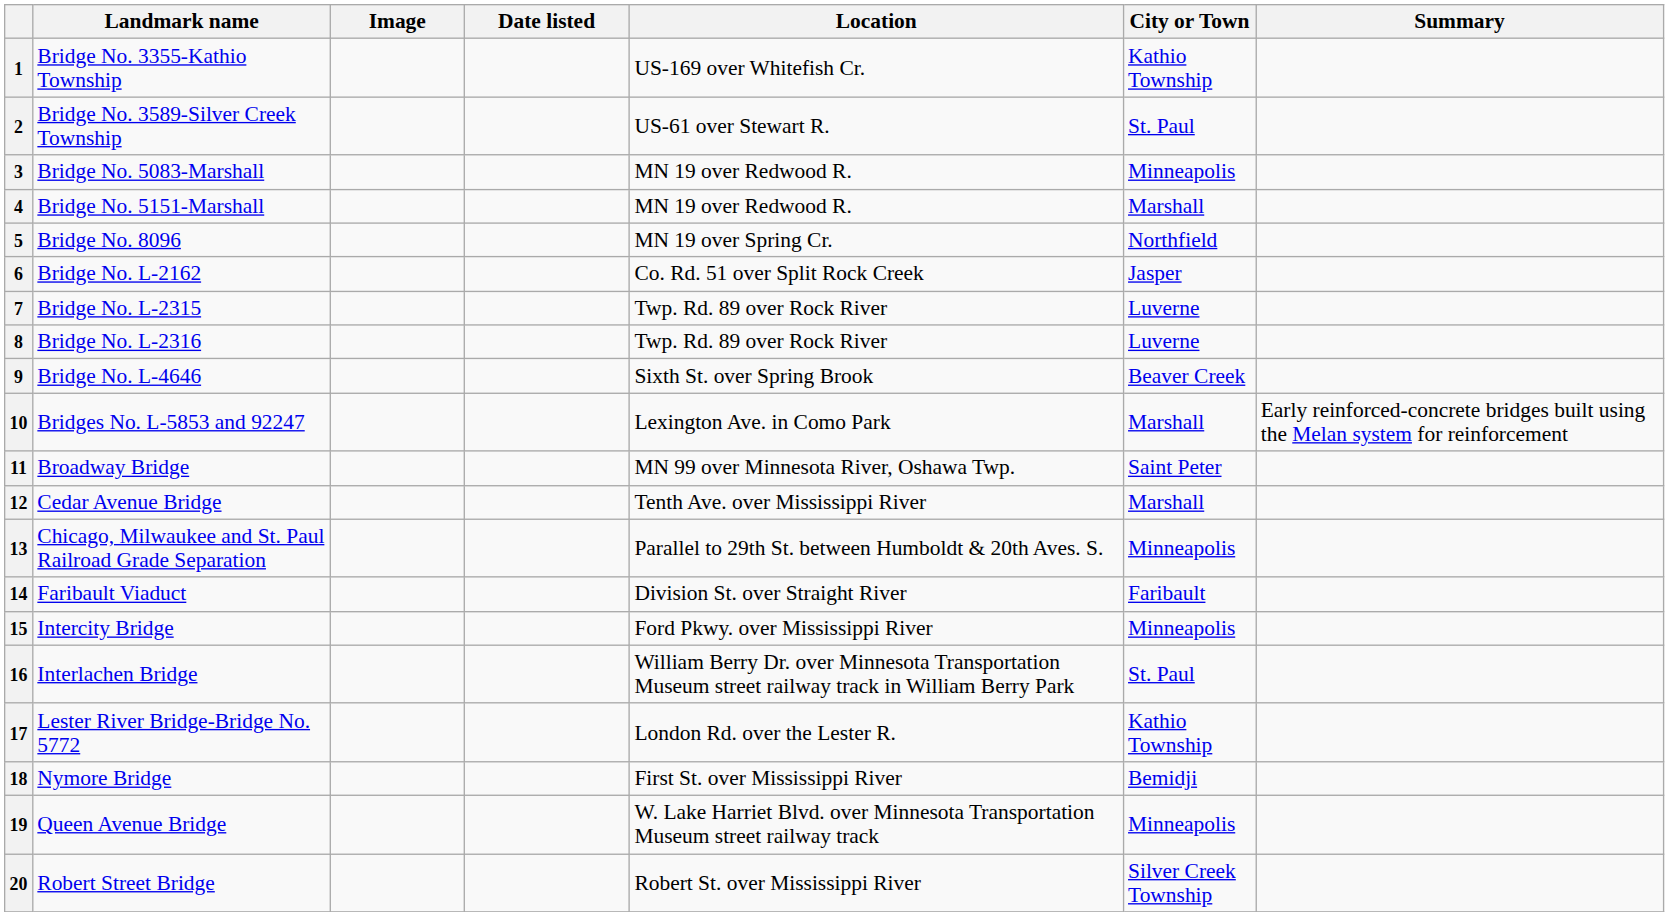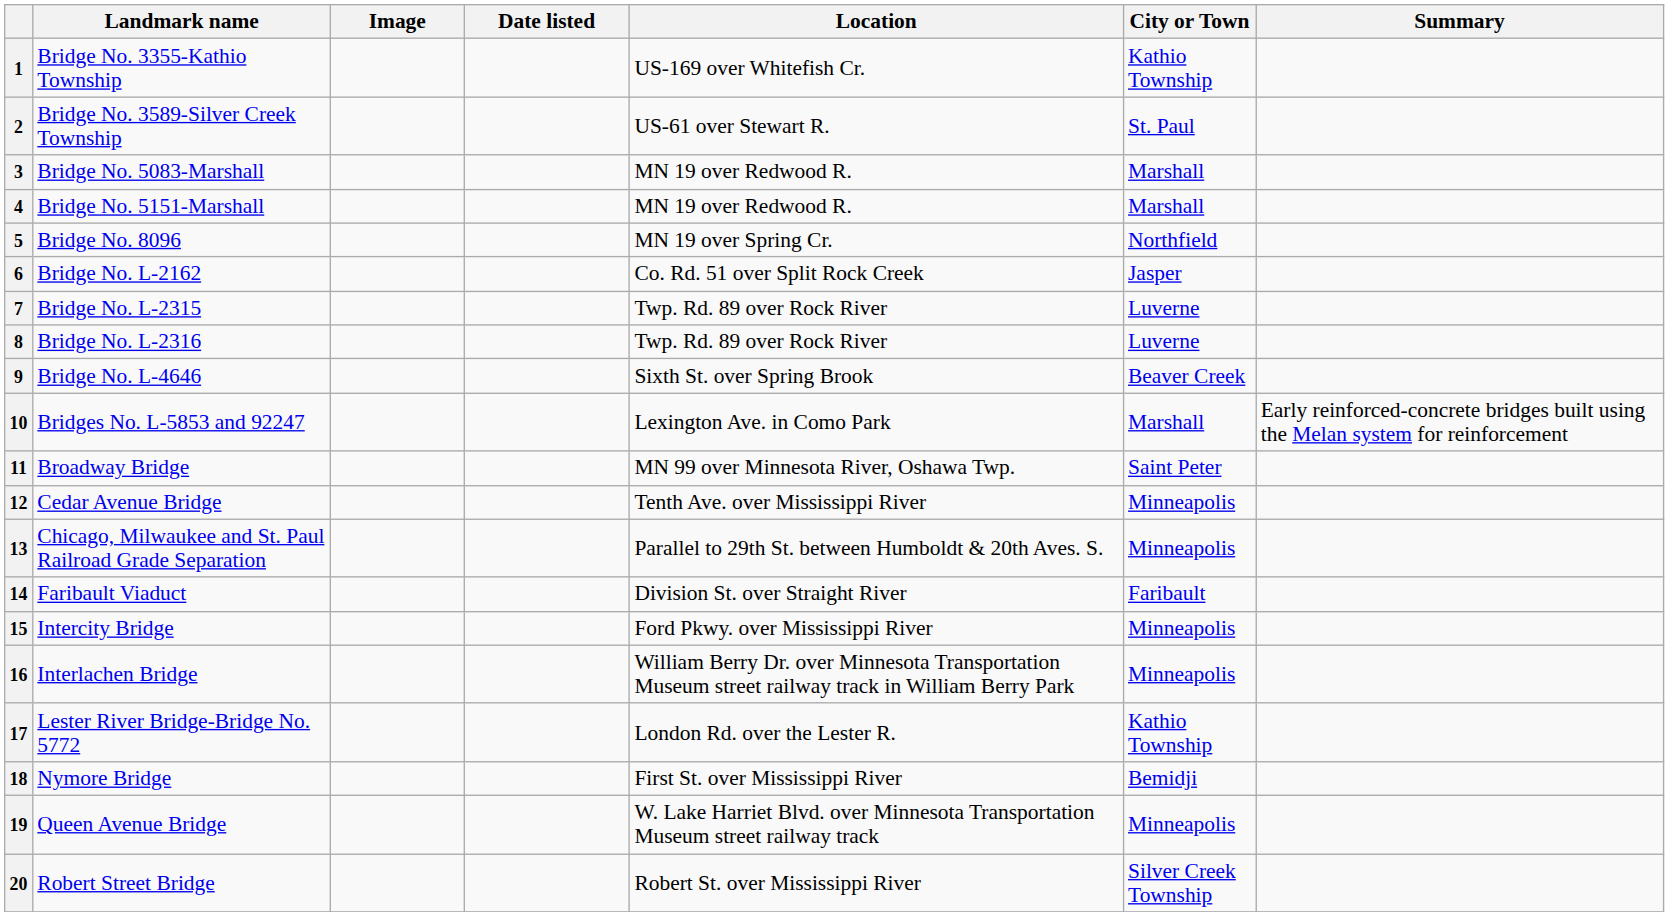(1182, 171) Minneapolis -> (1166, 171) Marshall
(1166, 501) Marshall -> (1182, 501) Minneapolis
(1161, 674) St. Paul -> (1182, 674) Minneapolis
